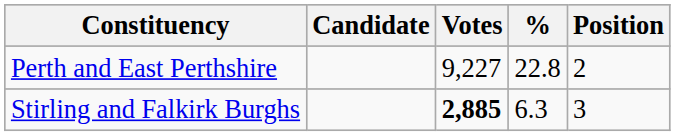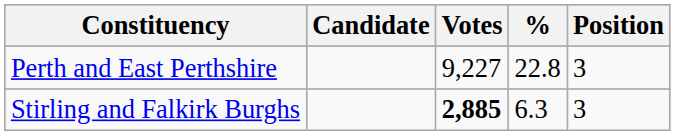(580, 67) 2 -> (580, 67) 3
